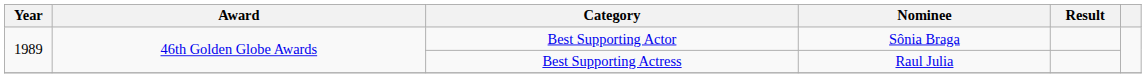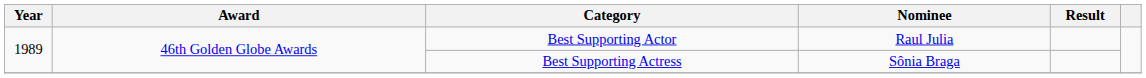(924, 38) Sônia Braga -> (924, 38) Raul Julia
(924, 61) Raul Julia -> (924, 61) Sônia Braga
